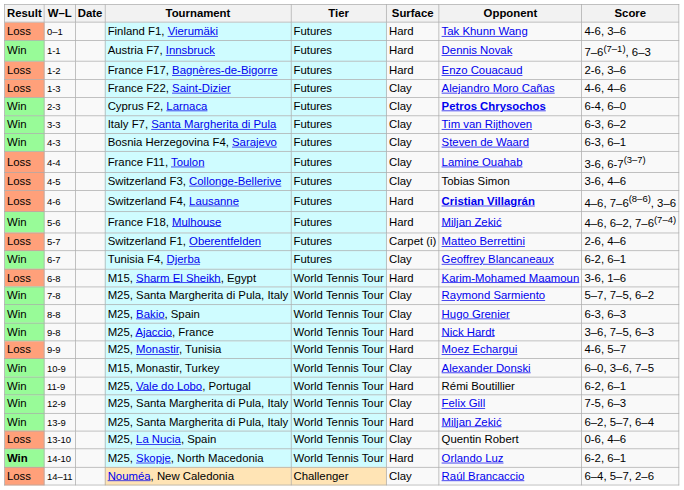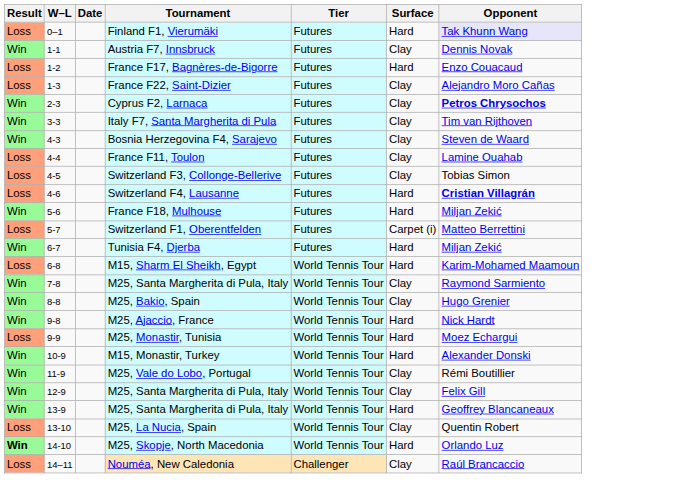- column: (630, 13)
(485, 31) no background -> (485, 31) lavender background
(401, 51) Hard -> (400, 49) Clay
(400, 260) Clay -> (401, 247) Hard
(498, 260) Geoffrey Blancaneaux -> (472, 247) Miljan Zekić
(400, 368) Clay -> (401, 355) Hard
(401, 386) Hard -> (400, 373) Clay
(472, 422) Miljan Zekić -> (498, 409) Geoffrey Blancaneaux
